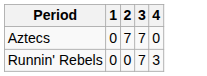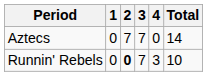+ column: (183, 15)
(127, 60) normal -> (127, 60) bold
